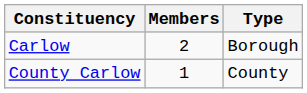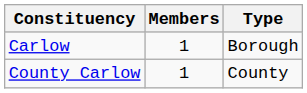(184, 46) 2 -> (184, 46) 1
